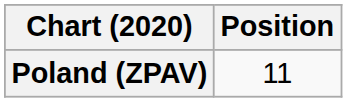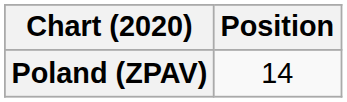(277, 73) 11 -> (277, 73) 14
